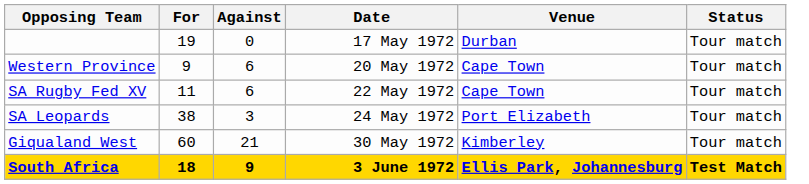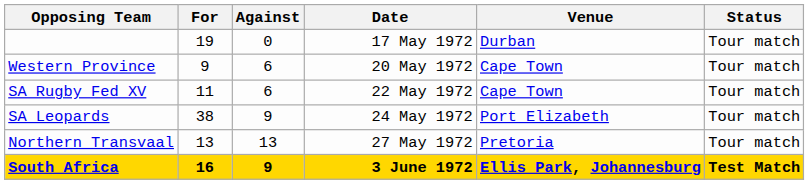(250, 117) 3 -> (268, 117) 9
+ row: (91, 142)
- row: (73, 142)
(186, 167) 18 -> (205, 167) 16
